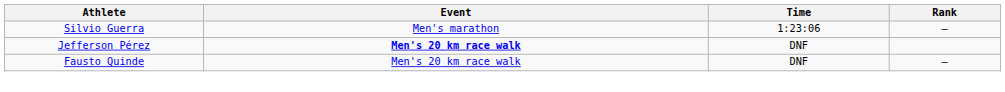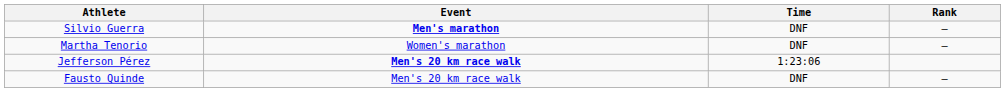(456, 30) normal -> (456, 30) bold
(799, 30) 1:23:06 -> (799, 30) DNF
+ row: (104, 46)
(799, 46) DNF -> (799, 63) 1:23:06
